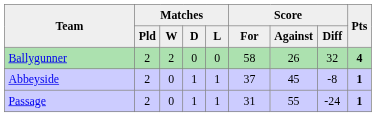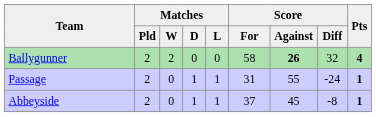(294, 58) normal -> (294, 58) bold
rows swapped: (34, 79) <-> (27, 101)
